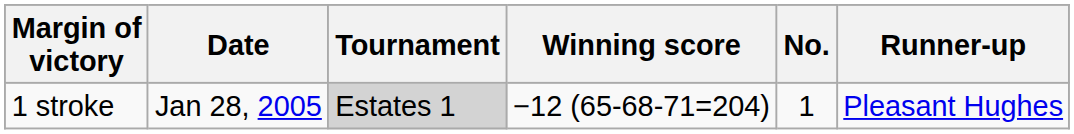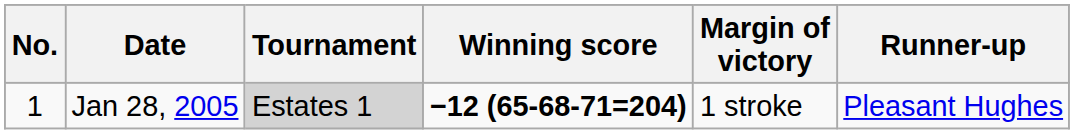columns swapped: (807, 44) <-> (77, 44)
(642, 106) normal -> (558, 106) bold
